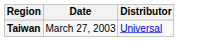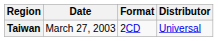+ column: (137, 12)
